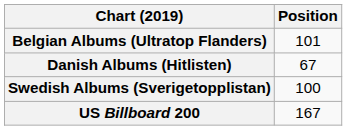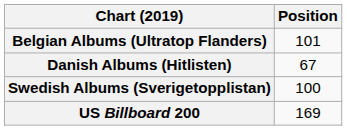(308, 112) 167 -> (308, 112) 169
